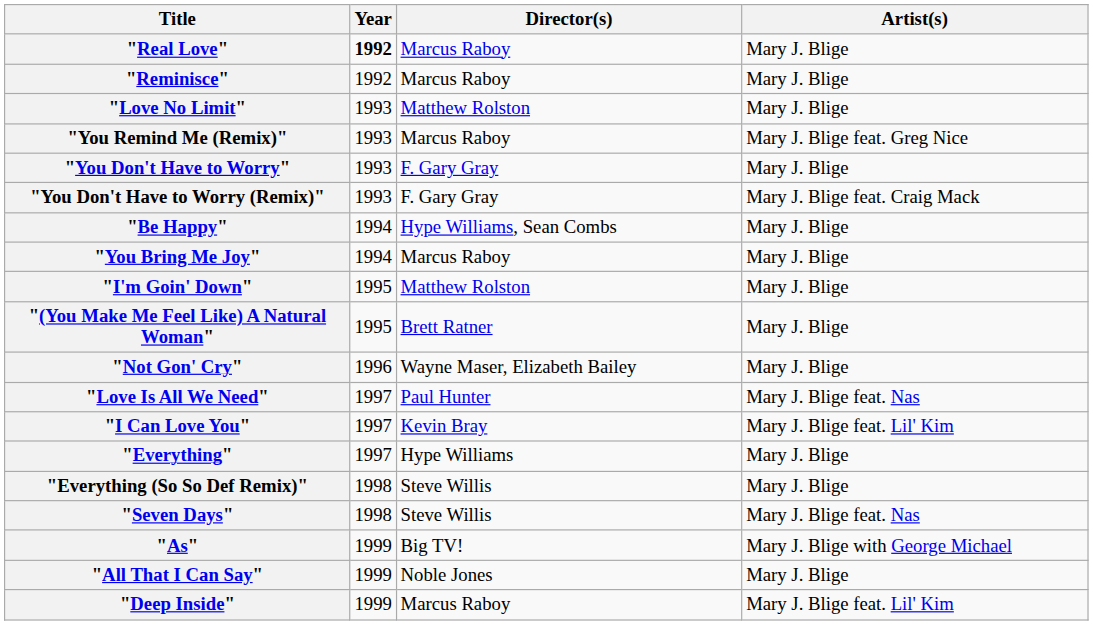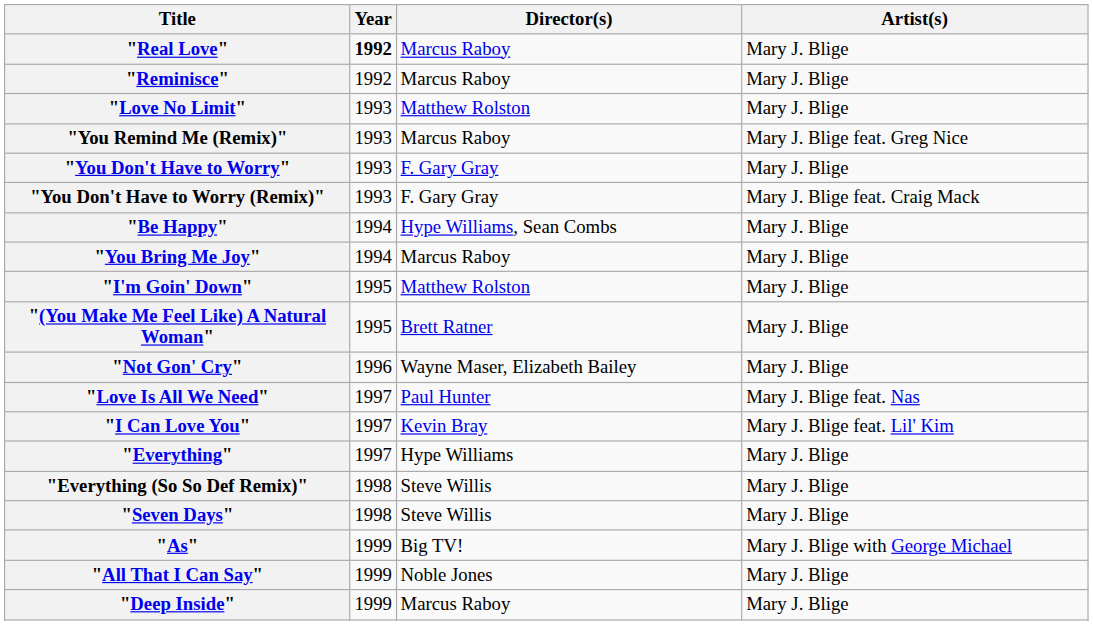(833, 515) Mary J. Blige feat. Nas -> (797, 515) Mary J. Blige
(850, 604) Mary J. Blige feat. Lil' Kim -> (797, 604) Mary J. Blige
